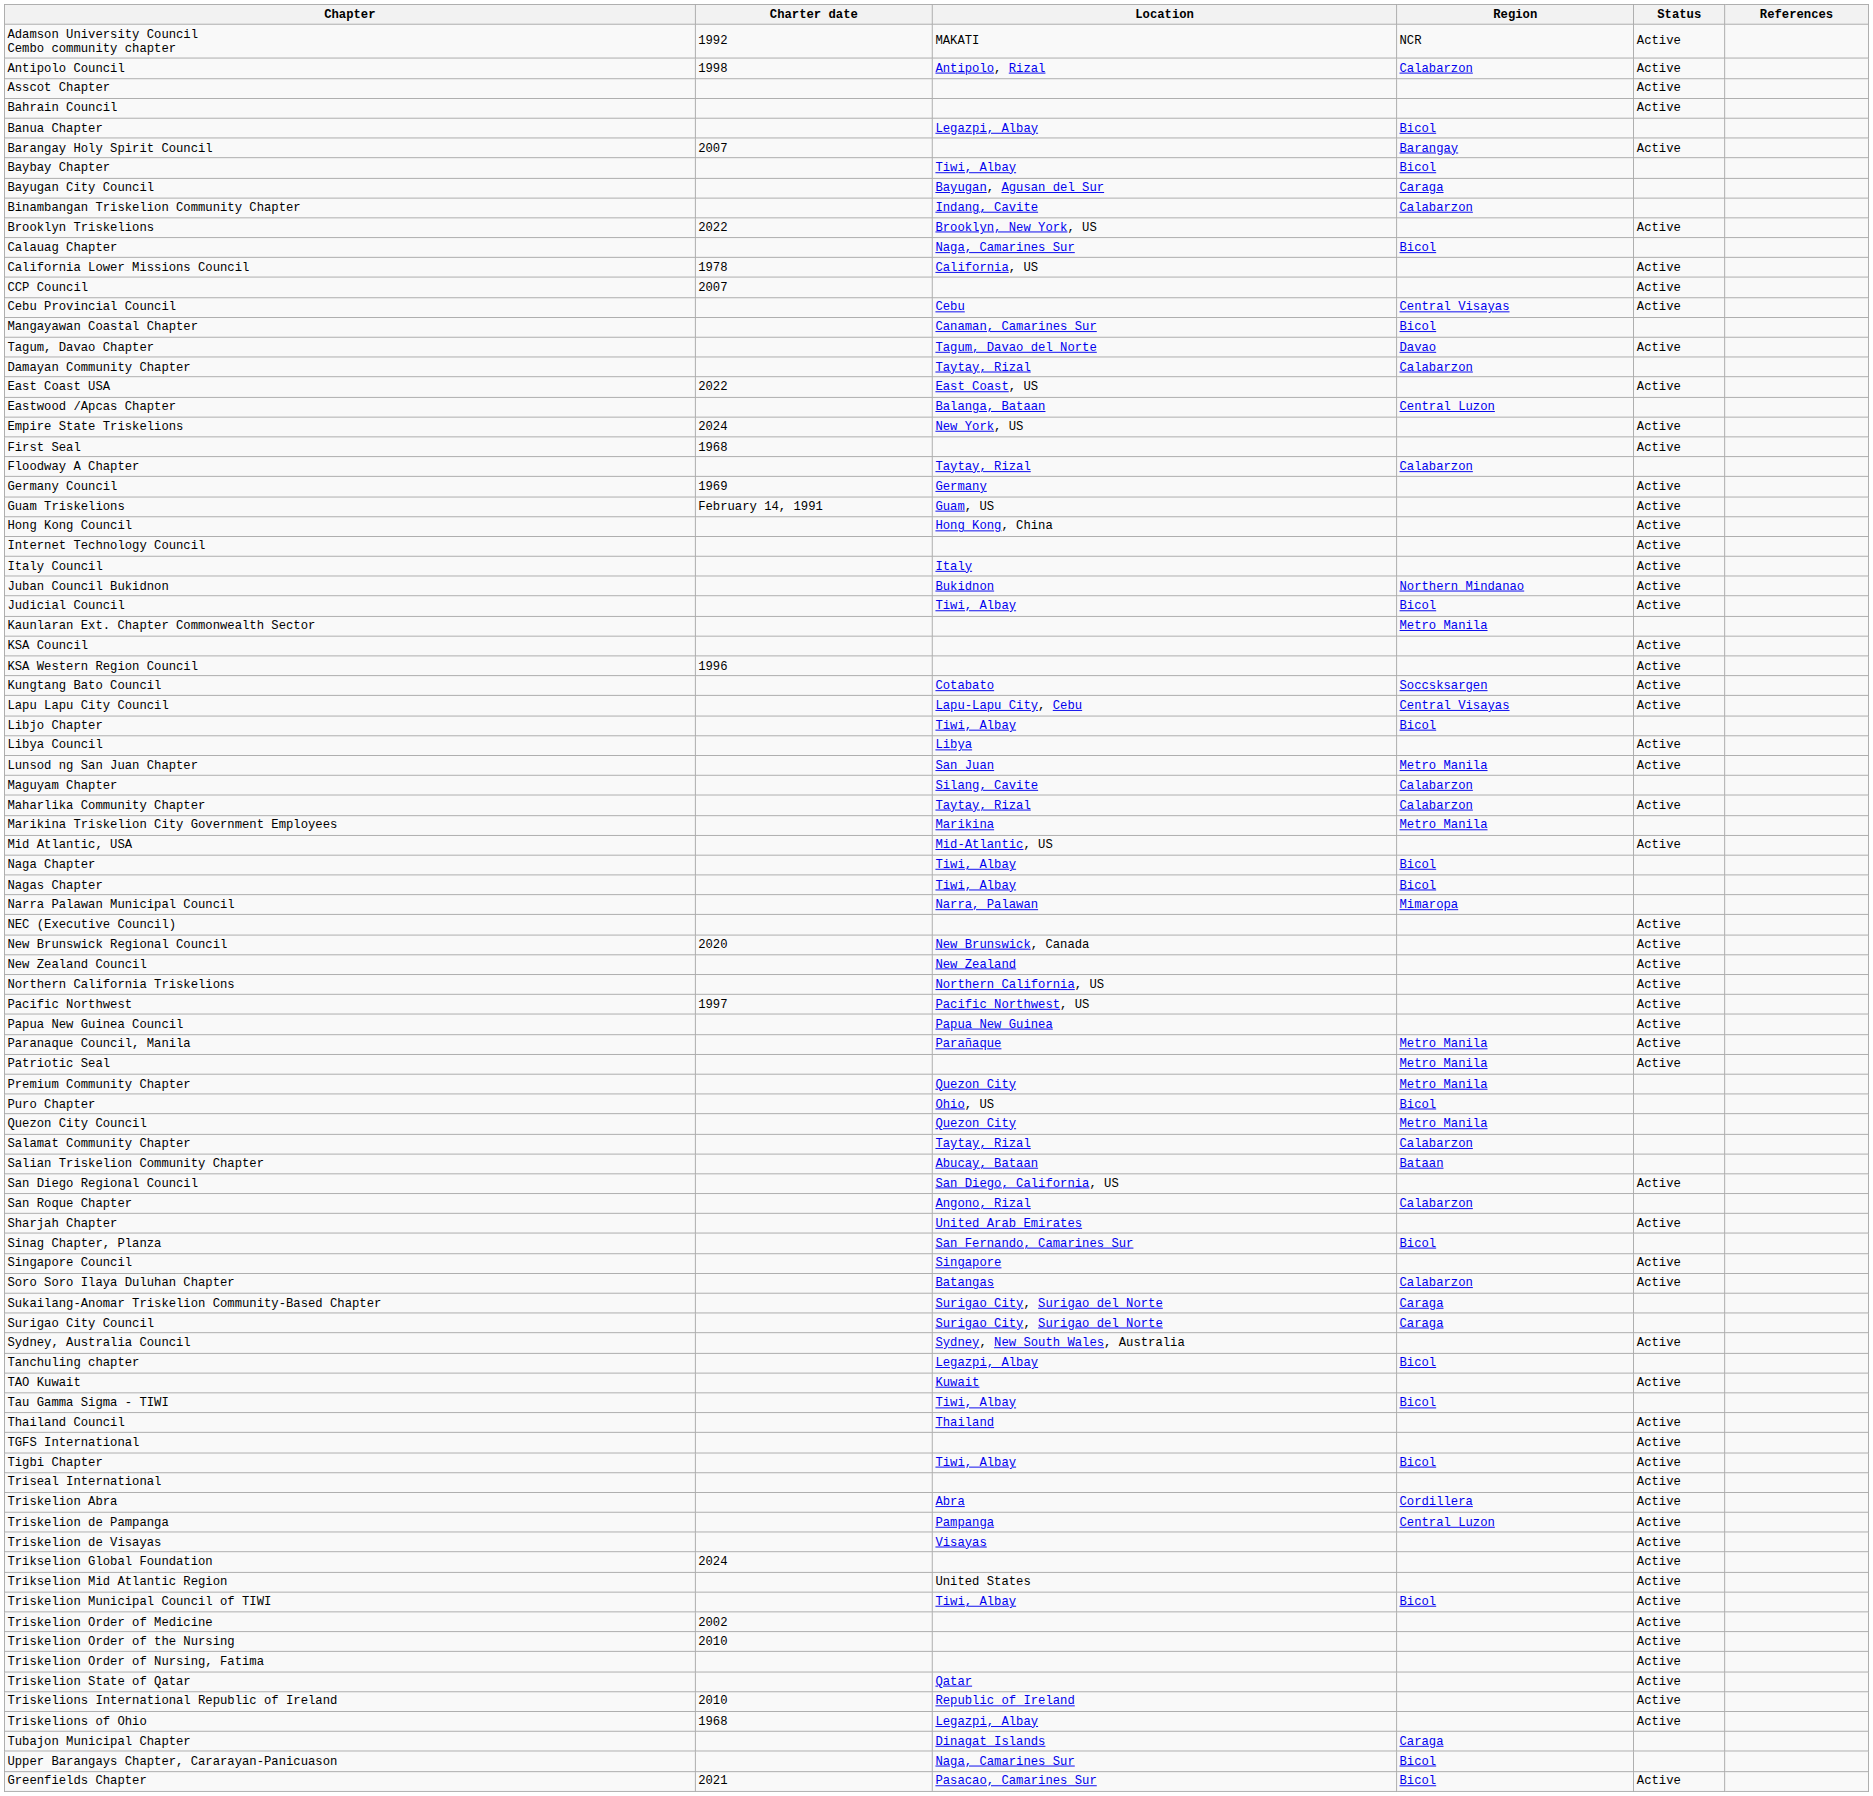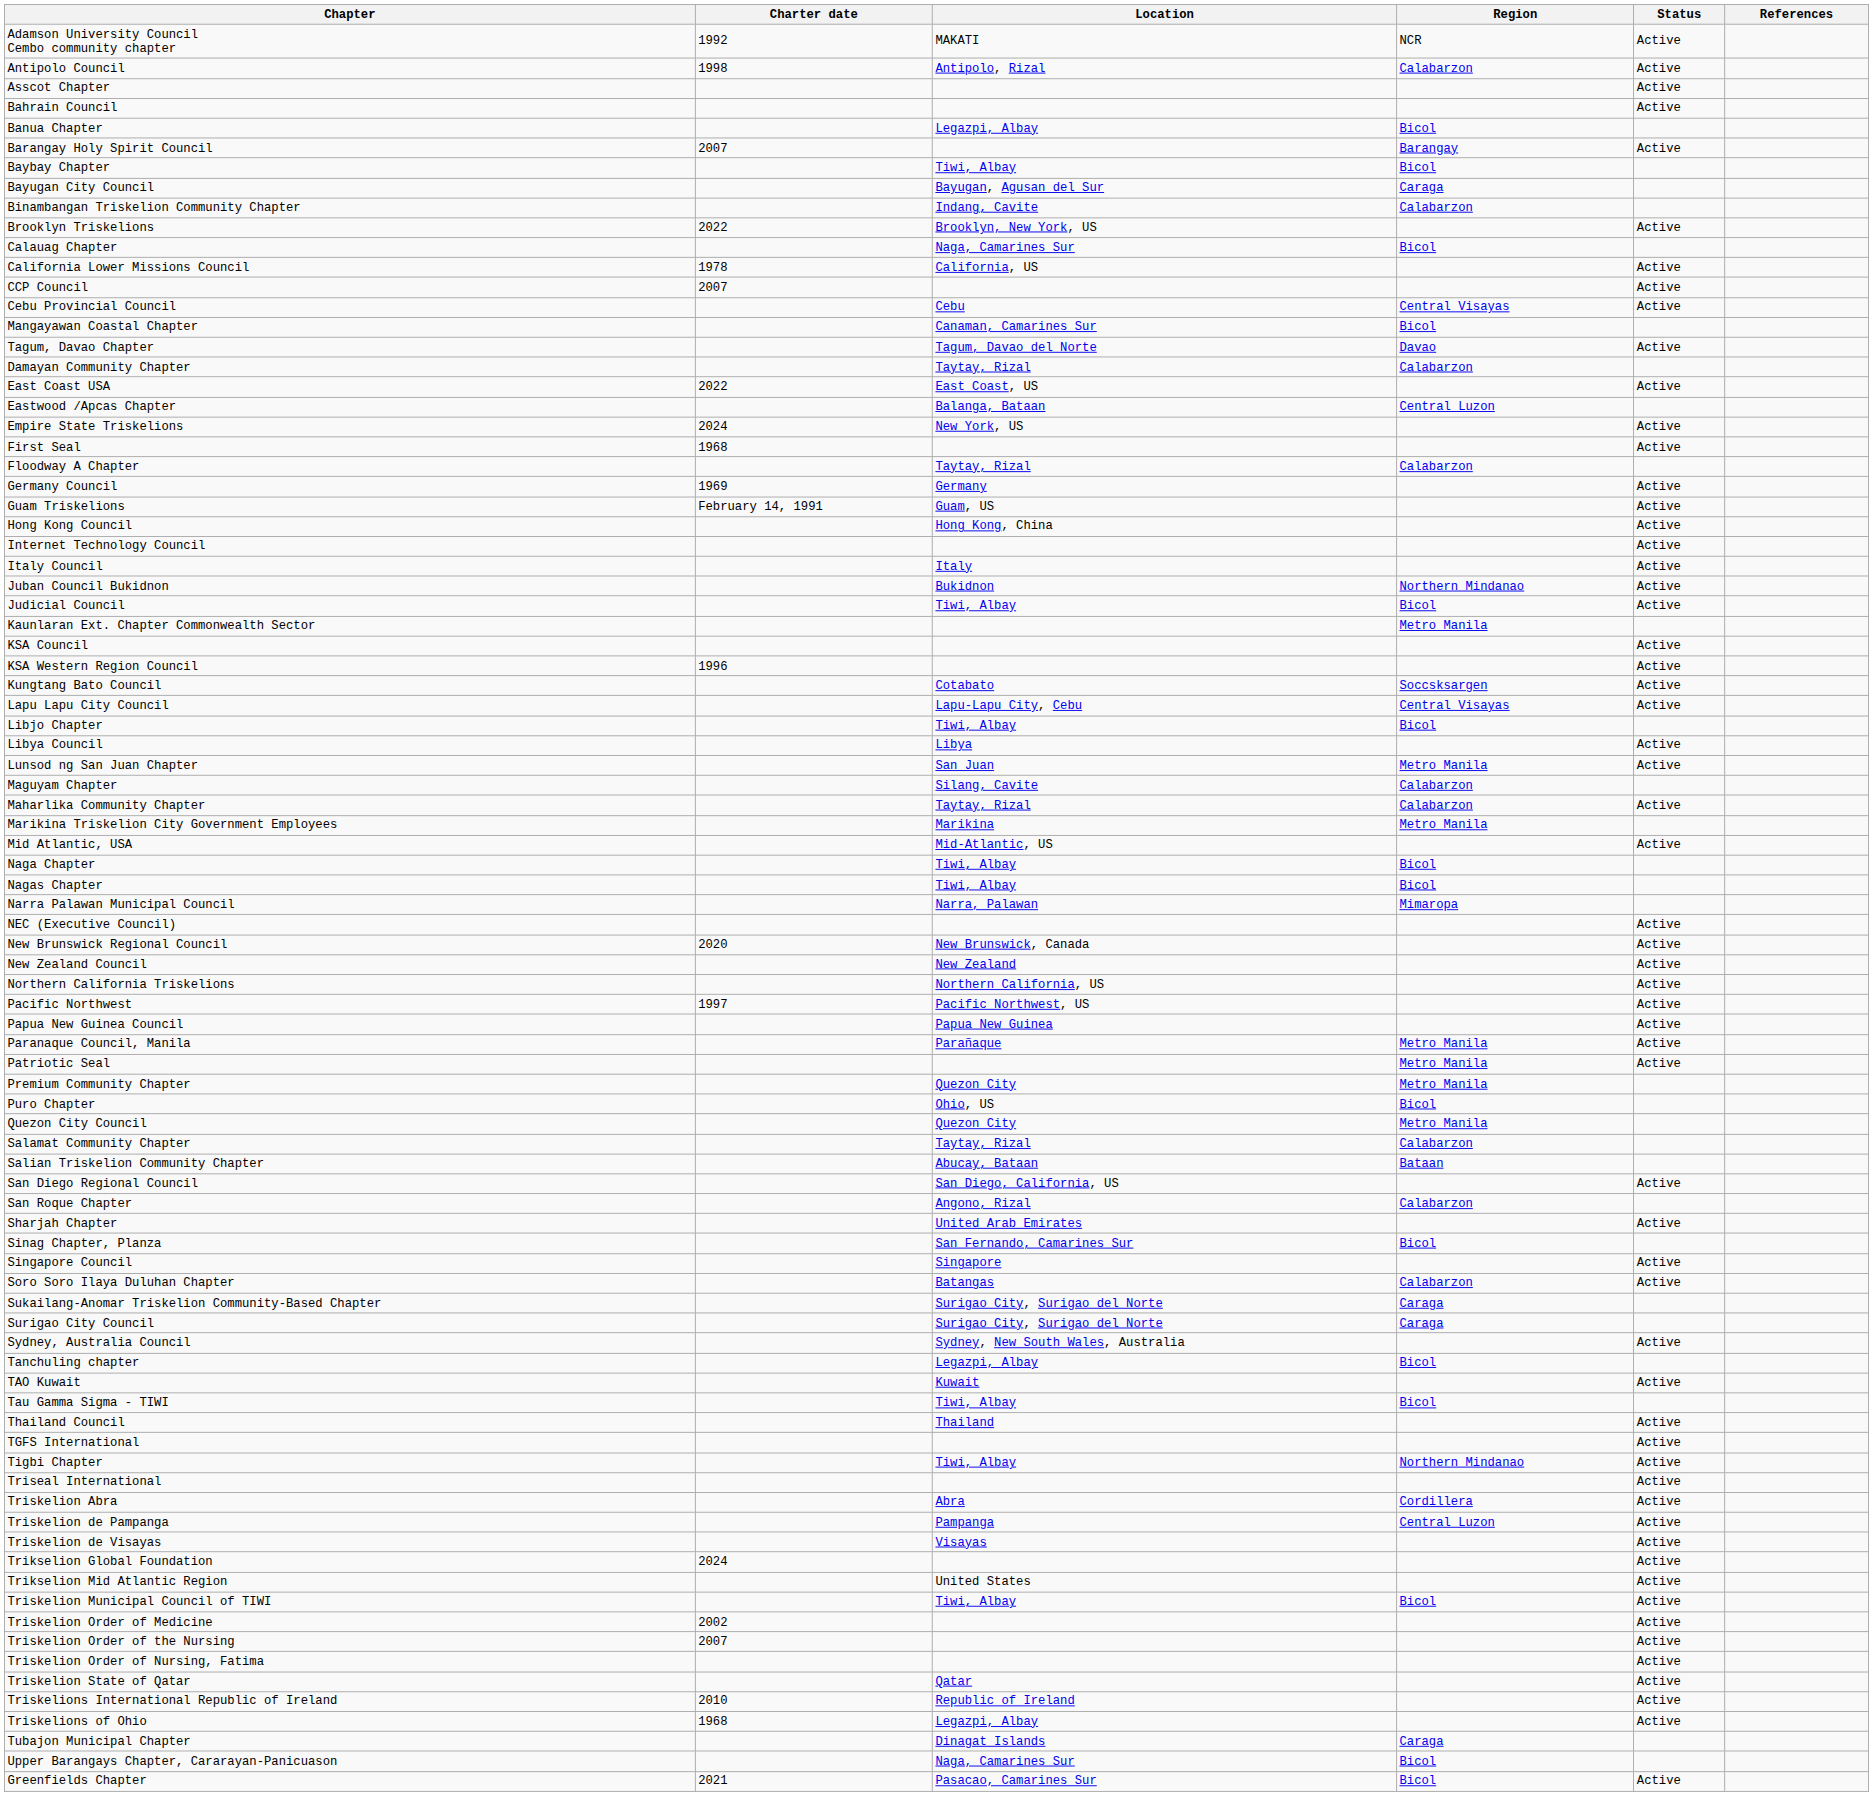(1418, 1462) Bicol -> (1462, 1462) Northern Mindanao
(713, 1642) 2010 -> (713, 1642) 2007
